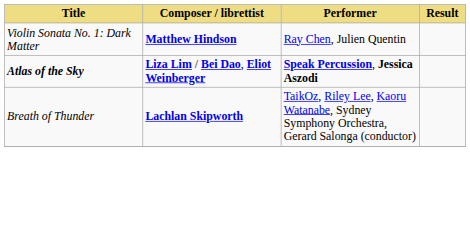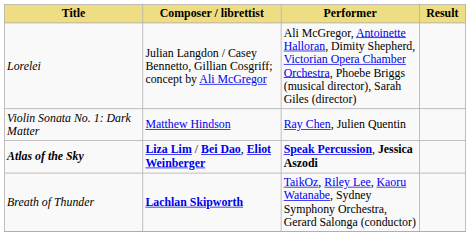+ row: (24, 65)
(191, 39) bold -> (188, 124) normal
